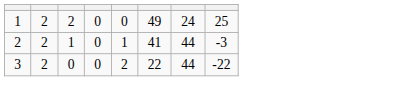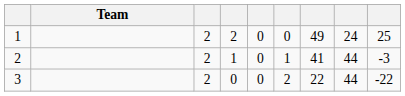+ column: (112, 15)
